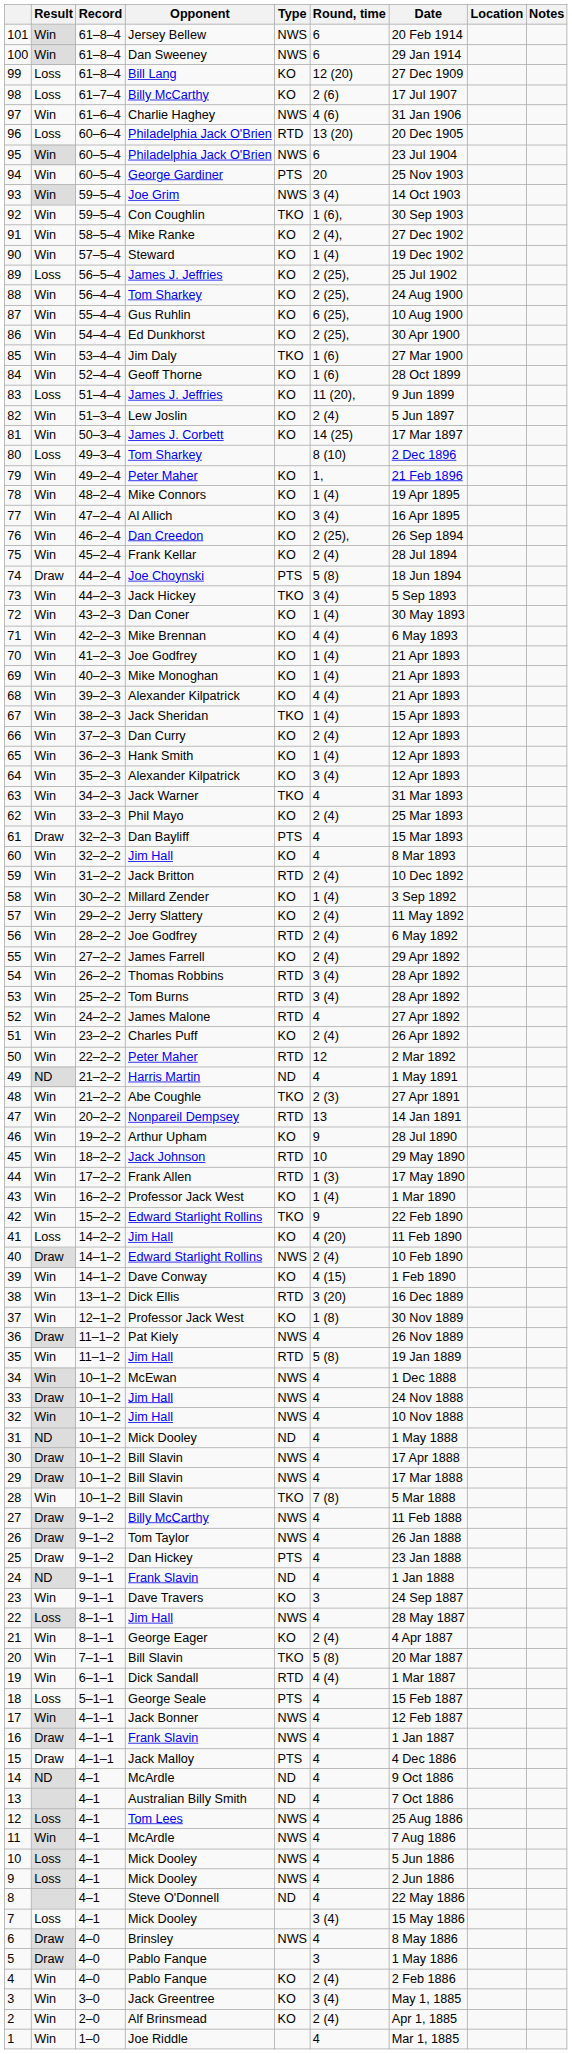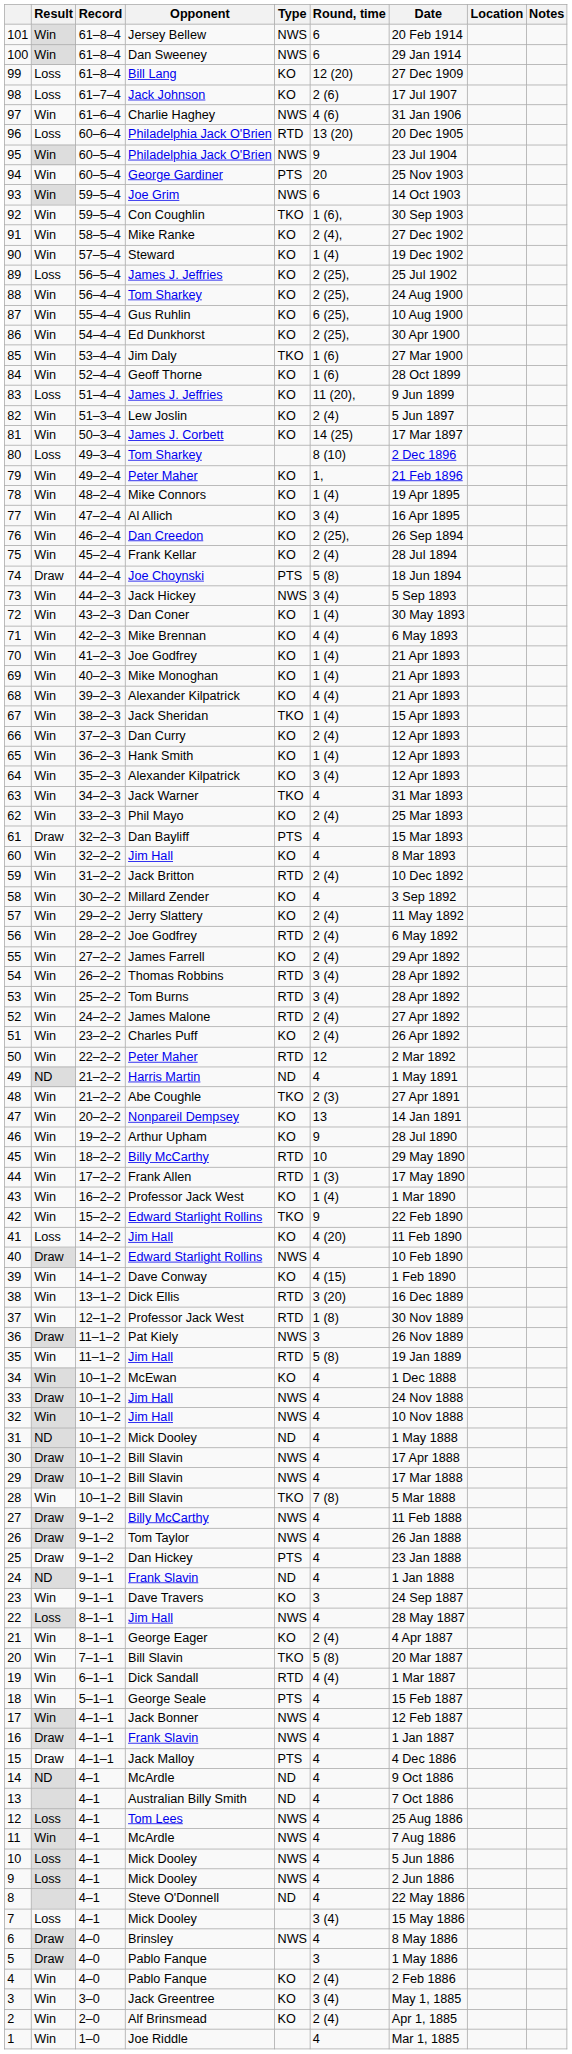(168, 94) Billy McCarthy -> (167, 94) Jack Johnson
(316, 154) 6 -> (316, 154) 9
(326, 194) 3 (4) -> (316, 194) 6
(291, 595) TKO -> (292, 595) NWS
(326, 896) 1 (4) -> (316, 896) 4
(316, 1016) 4 -> (326, 1016) 2 (4)
(290, 1117) RTD -> (287, 1117) KO
(167, 1157) Jack Johnson -> (168, 1157) Billy McCarthy
(326, 1257) 2 (4) -> (316, 1257) 4
(287, 1317) KO -> (290, 1317) RTD
(316, 1337) 4 -> (316, 1337) 3
(292, 1377) NWS -> (287, 1377) KO
(48, 1698) Loss -> (45, 1698) Win
